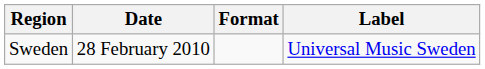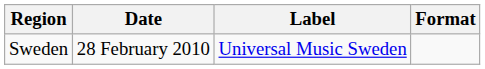columns swapped: (382, 19) <-> (249, 19)
